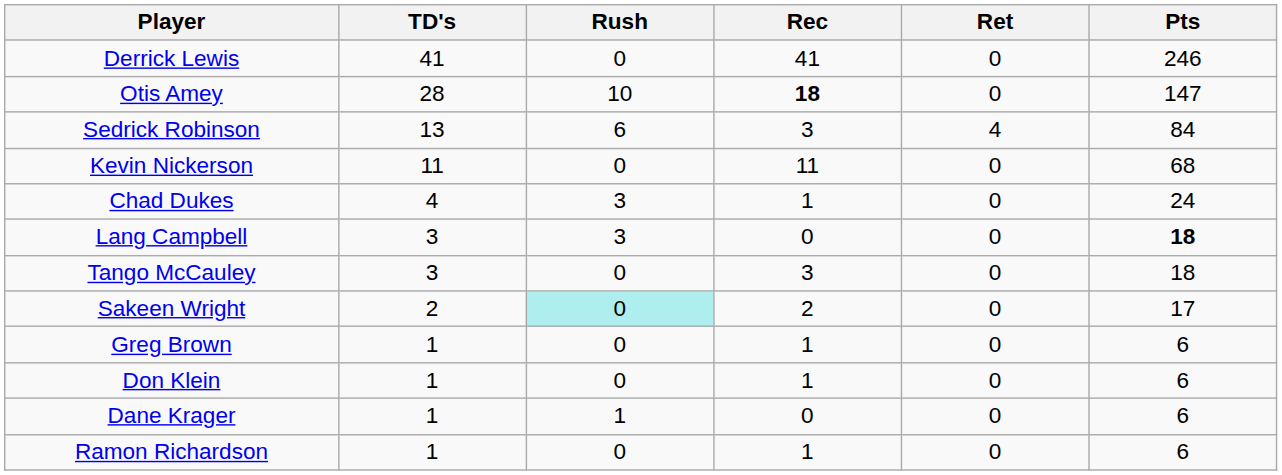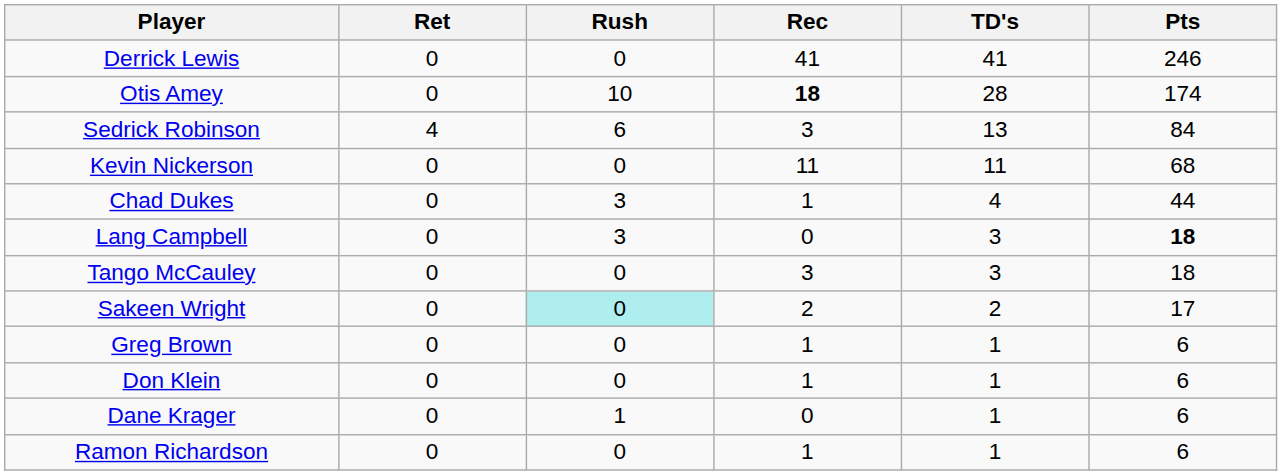columns swapped: (432, 22) <-> (995, 22)
(1183, 93) 147 -> (1183, 93) 174
(1183, 201) 24 -> (1183, 201) 44
